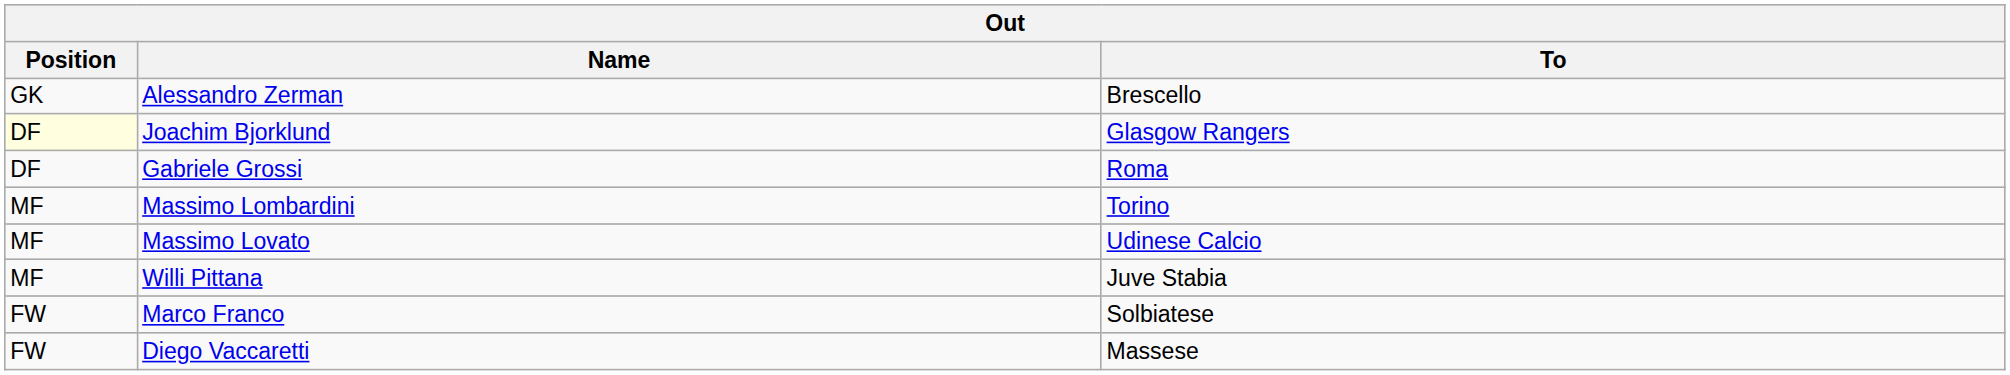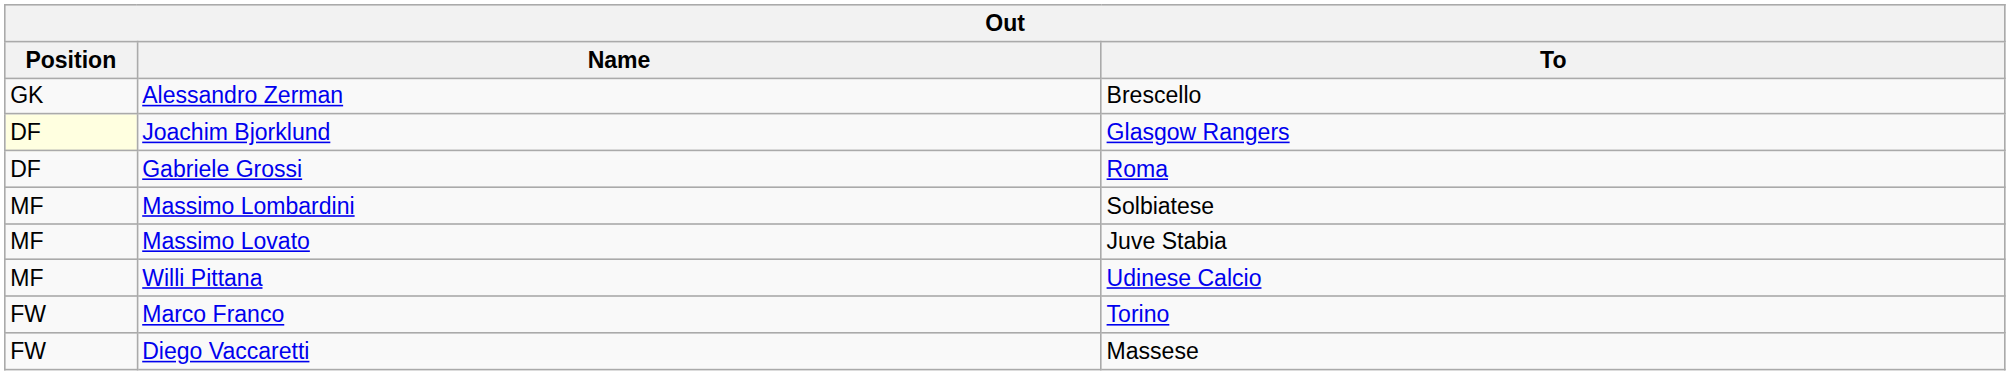(1138, 205) Torino -> (1160, 205) Solbiatese
(1184, 242) Udinese Calcio -> (1167, 242) Juve Stabia
(1167, 278) Juve Stabia -> (1184, 278) Udinese Calcio
(1160, 315) Solbiatese -> (1138, 315) Torino
